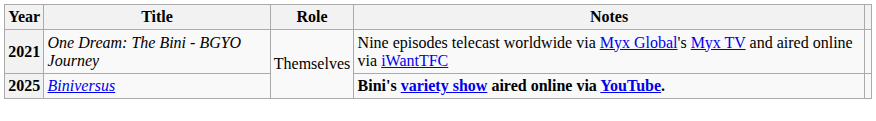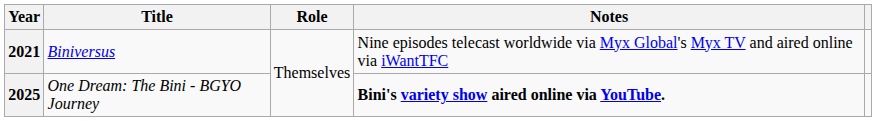(144, 51) One Dream: The Bini - BGYO Journey -> (81, 51) Biniversus
(81, 85) Biniversus -> (144, 94) One Dream: The Bini - BGYO Journey
